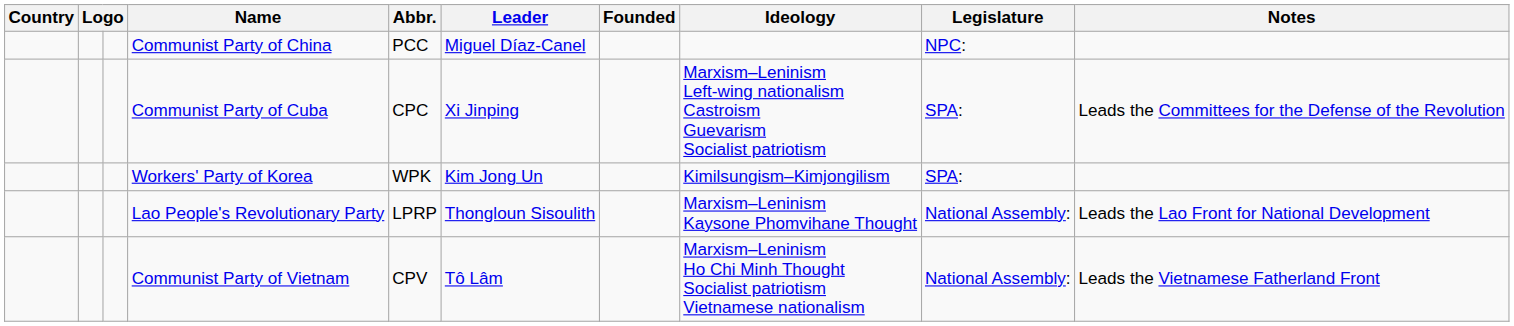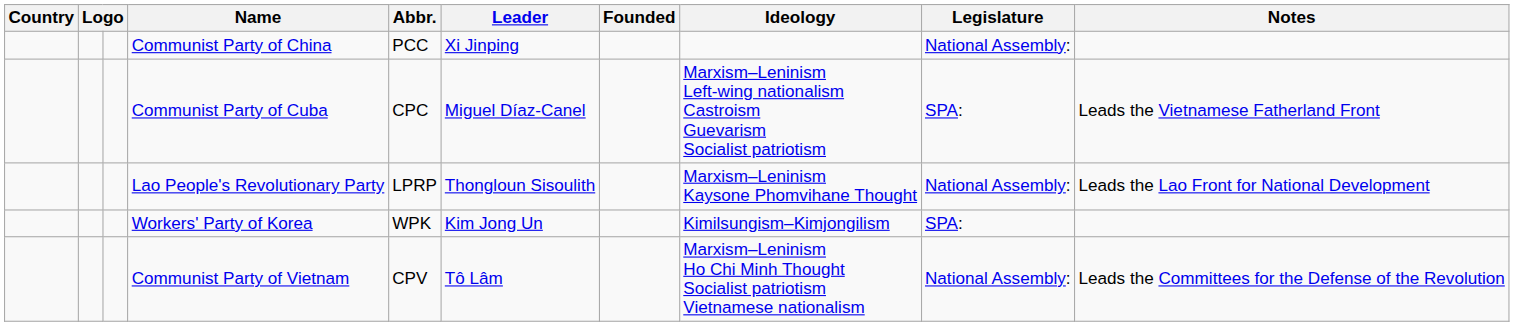(515, 45) Miguel Díaz-Canel -> (482, 45) Xi Jinping
(945, 45) NPC: -> (998, 45) National Assembly:
(482, 110) Xi Jinping -> (515, 110) Miguel Díaz-Canel
(1292, 110) Leads the Committees for the Defense of the Revolution -> (1229, 110) Leads the Vietnamese Fatherland Front
rows swapped: (258, 213) <-> (222, 176)
(1229, 279) Leads the Vietnamese Fatherland Front -> (1292, 279) Leads the Committees for the Defense of the Revolution
